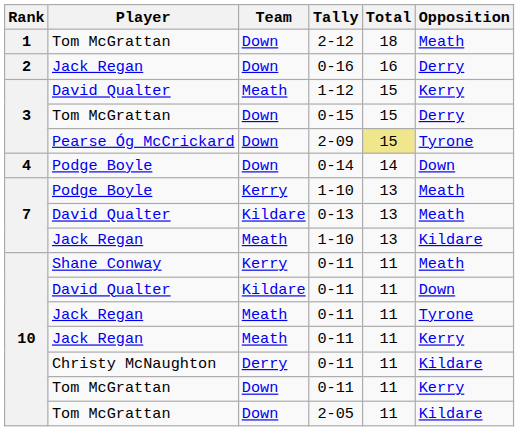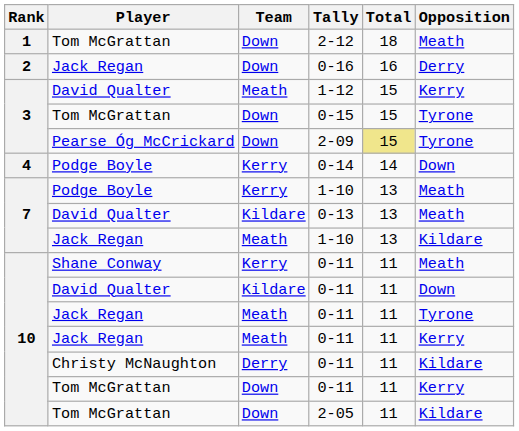(441, 116) Derry -> (446, 116) Tyrone
(260, 166) Down -> (265, 166) Kerry
